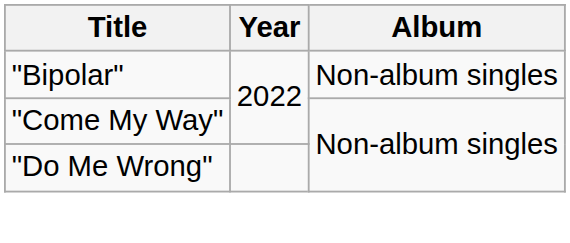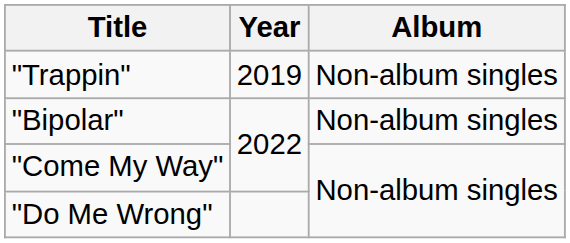+ row: (71, 74)
